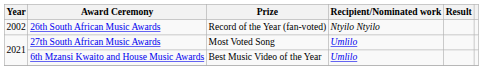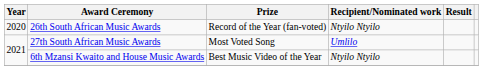(16, 27) 2002 -> (16, 27) 2020
(344, 57) Umlilo -> (355, 57) Ntyilo Ntyilo
